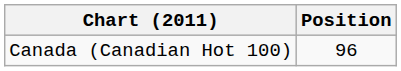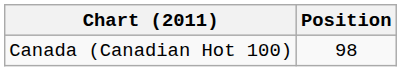(346, 51) 96 -> (346, 51) 98
